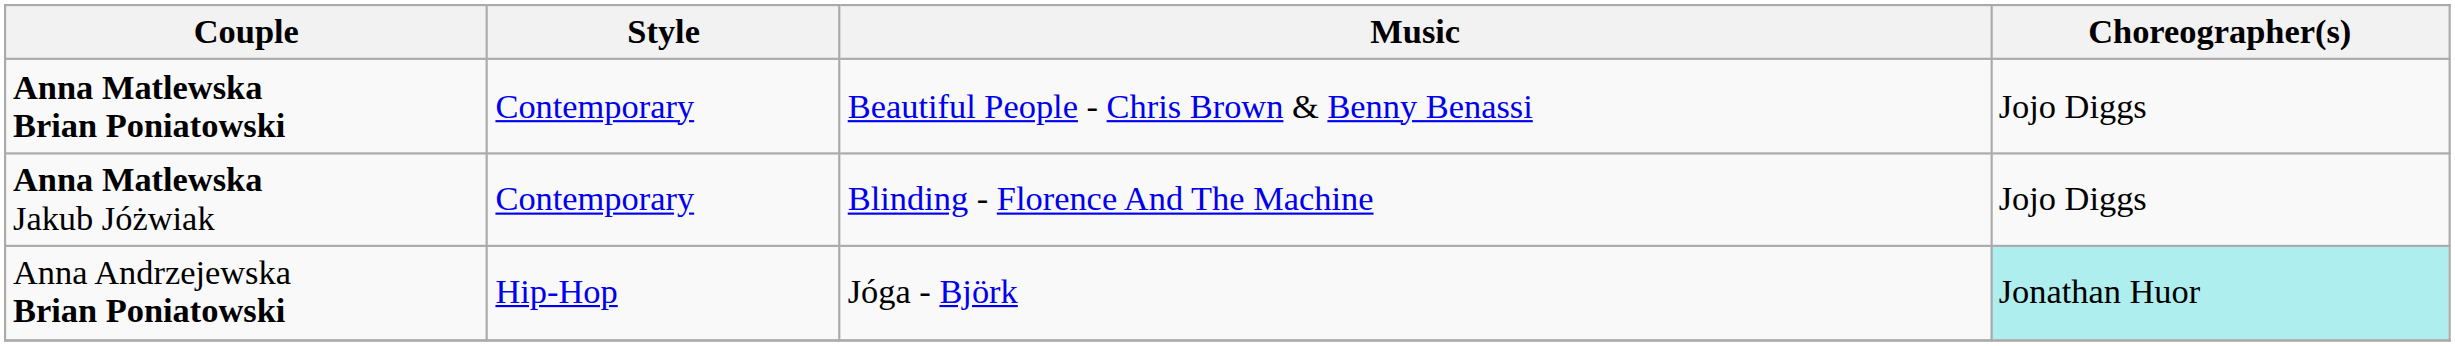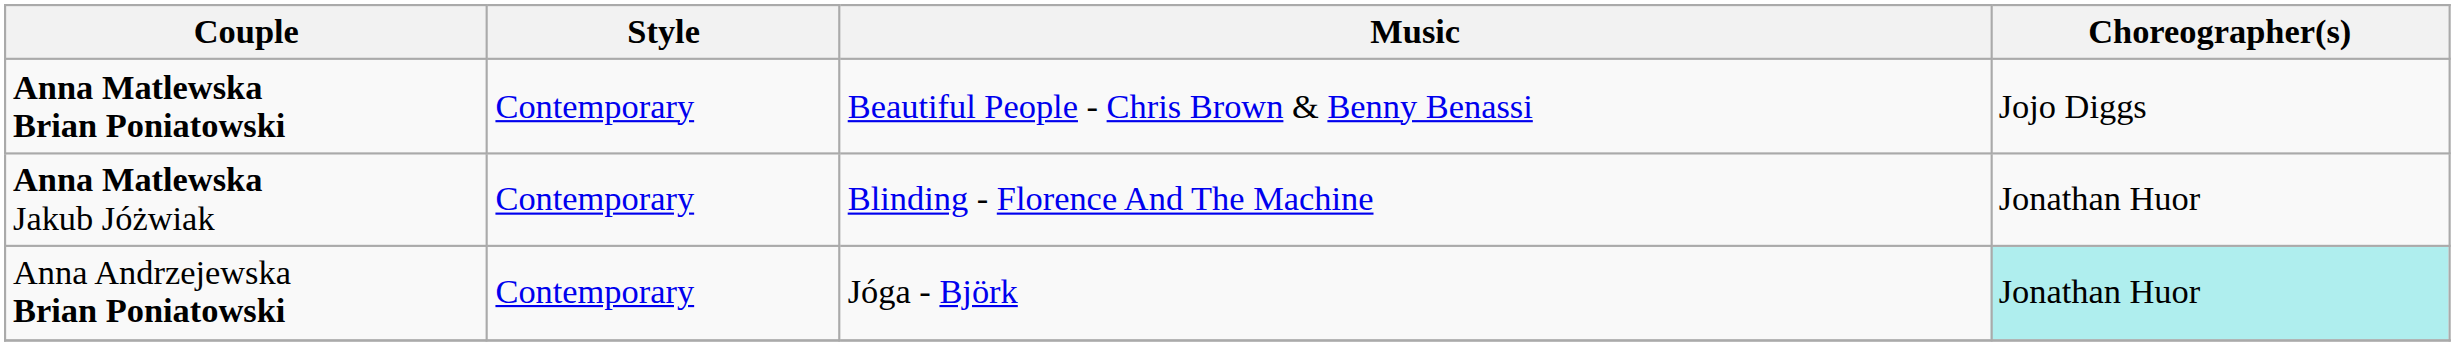(2073, 198) Jojo Diggs -> (2099, 198) Jonathan Huor
(557, 292) Hip-Hop -> (595, 292) Contemporary
